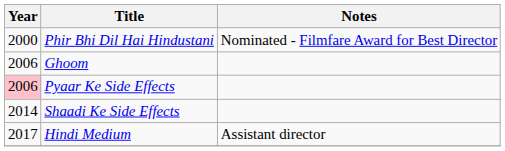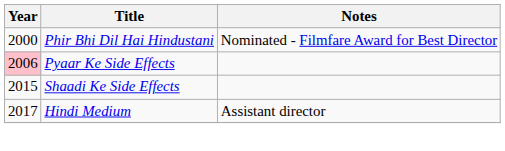- row: (66, 63)
(23, 110) 2014 -> (23, 87) 2015
